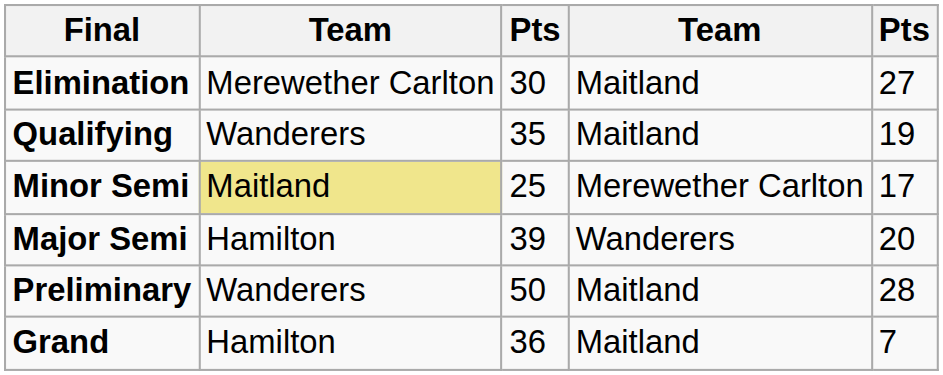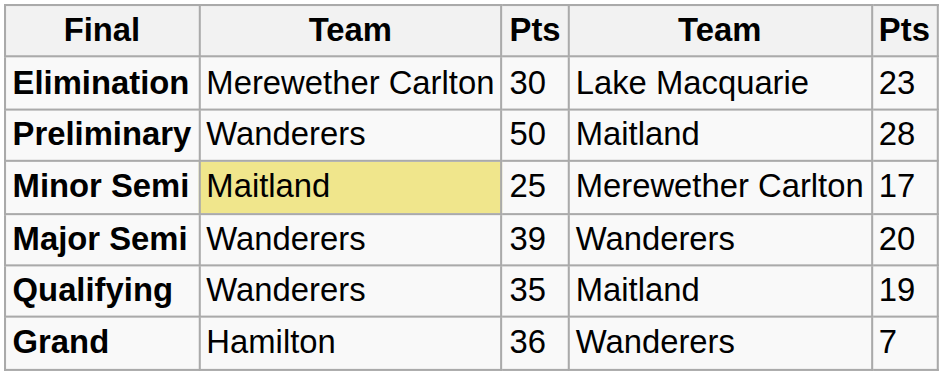(638, 82) Maitland -> (692, 82) Lake Macquarie
(897, 82) 27 -> (897, 82) 23
rows swapped: (93, 134) <-> (102, 290)
(271, 238) Hamilton -> (286, 238) Wanderers
(638, 342) Maitland -> (655, 342) Wanderers
